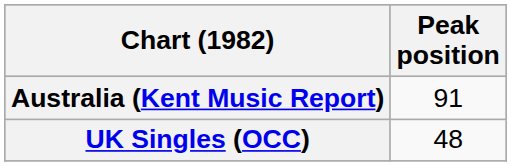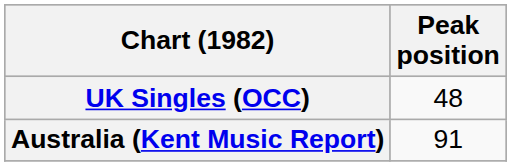rows swapped: (198, 97) <-> (198, 139)
